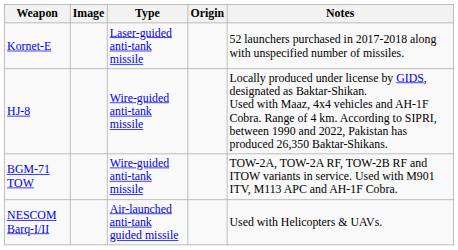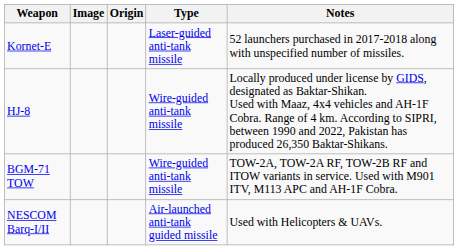columns swapped: (147, 13) <-> (207, 13)
